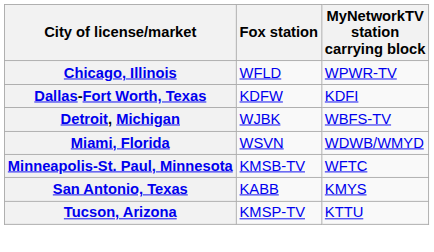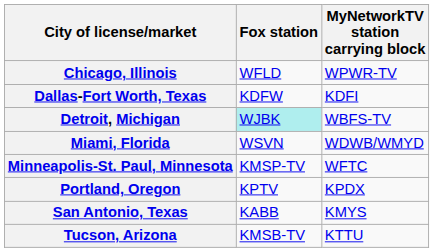(260, 119) no background -> (260, 119) paleturquoise background
(272, 166) KMSB-TV -> (272, 166) KMSP-TV
+ row: (120, 189)
(272, 212) KMSP-TV -> (272, 236) KMSB-TV
